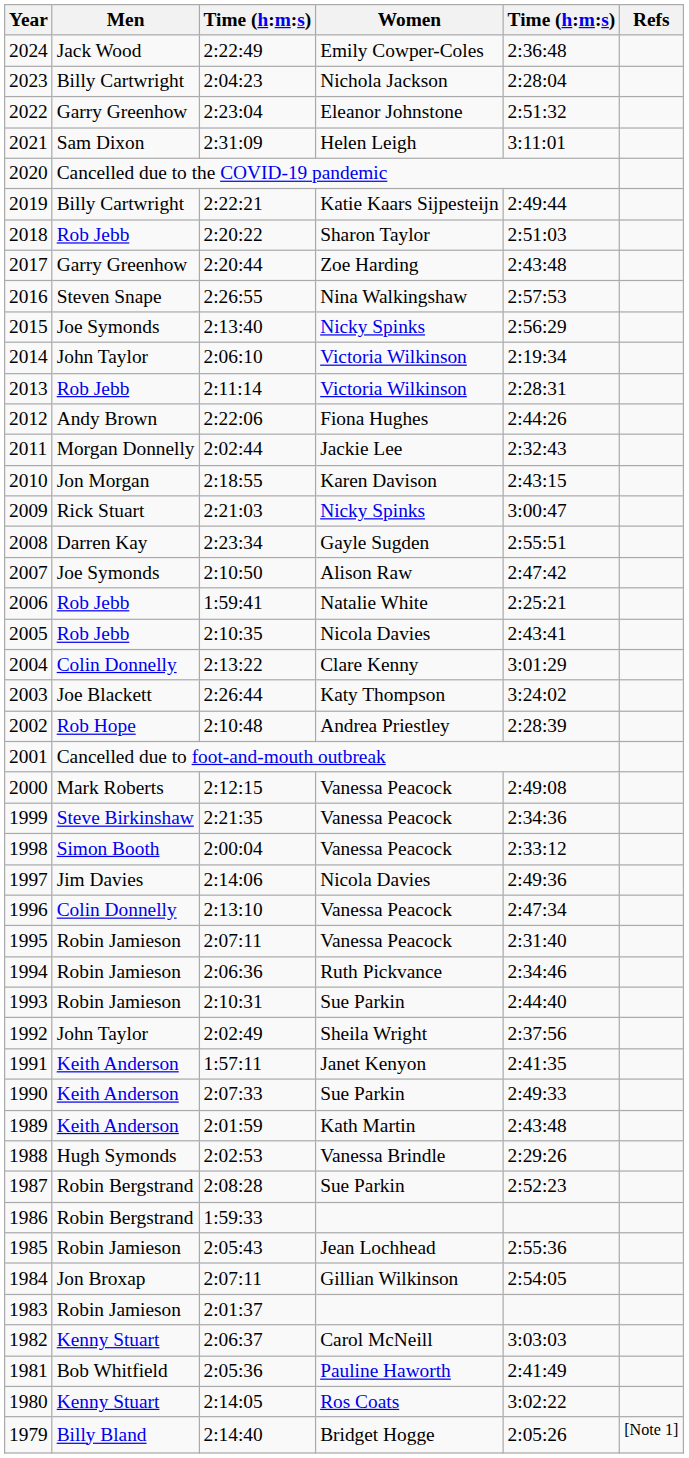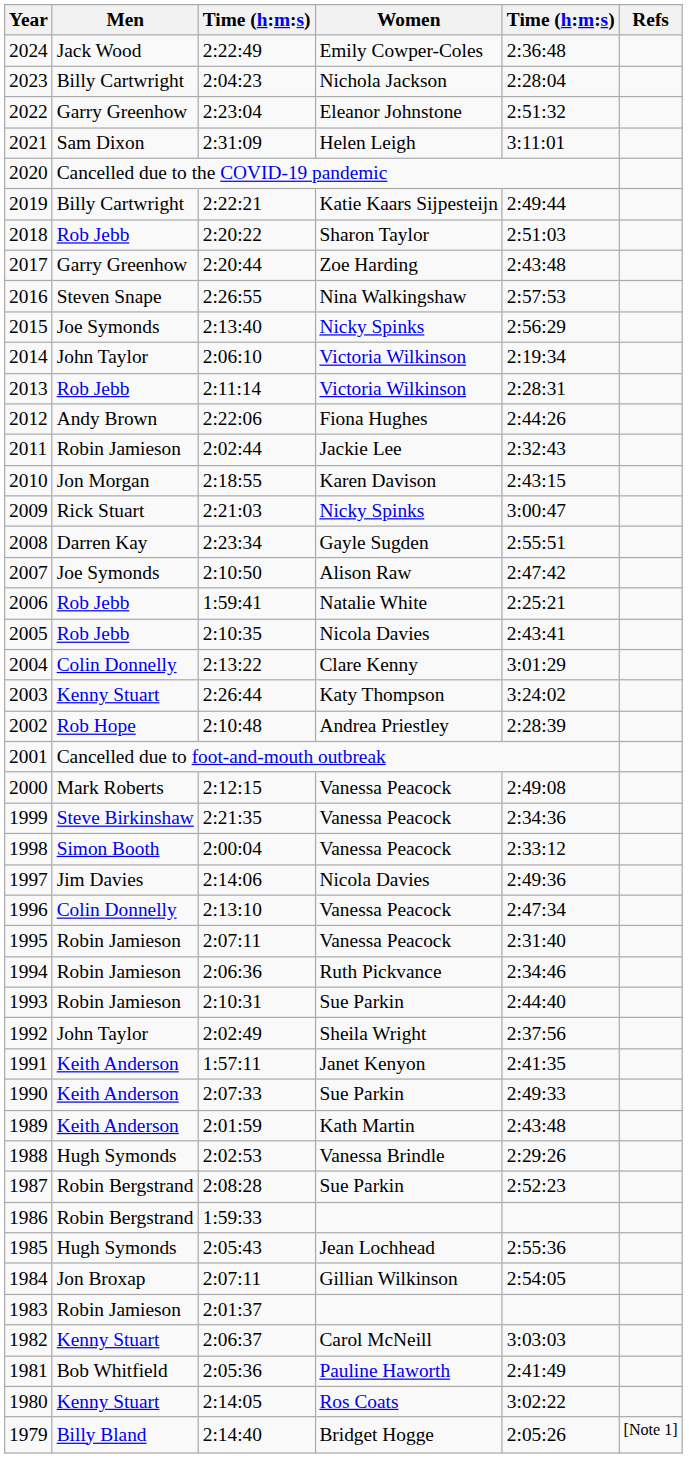(126, 449) Morgan Donnelly -> (119, 449) Robin Jamieson
(104, 695) Joe Blackett -> (108, 695) Kenny Stuart
(119, 1248) Robin Jamieson -> (117, 1248) Hugh Symonds
